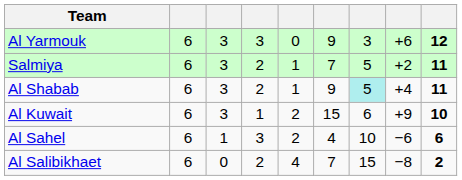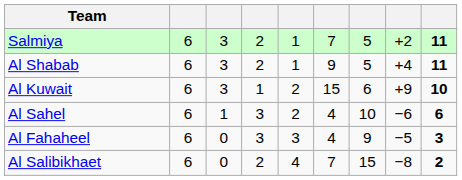- row: (47, 41)
(367, 89) paleturquoise background -> (367, 65) no background
+ row: (49, 138)
